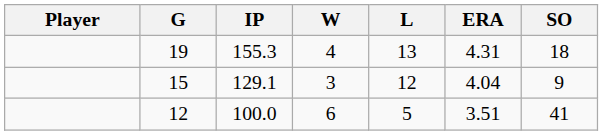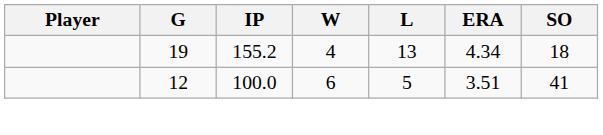(254, 51) 155.3 -> (254, 51) 155.2
(483, 51) 4.31 -> (483, 51) 4.34
- row: (178, 82)
